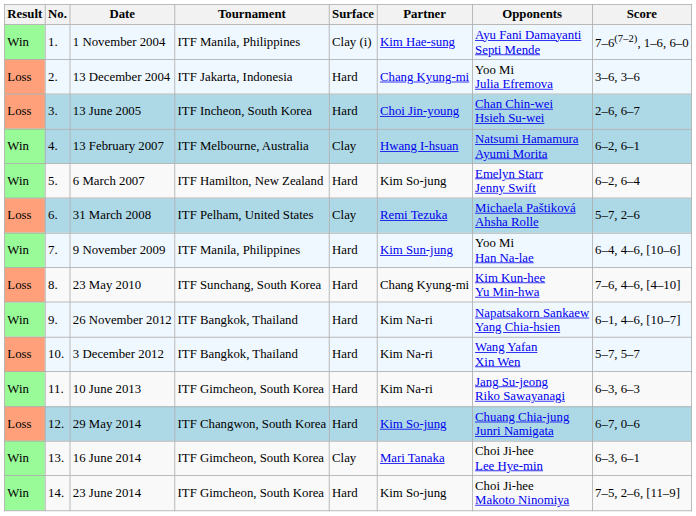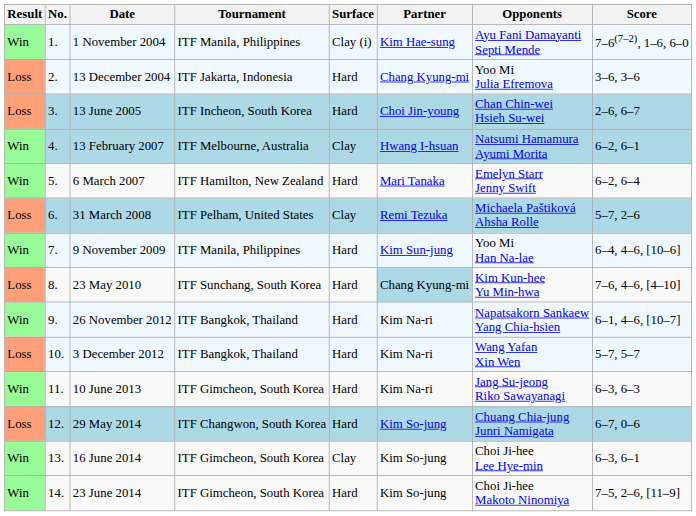(413, 180) Kim So-jung -> (412, 180) Mari Tanaka
(425, 285) no background -> (425, 285) lightblue background
(412, 458) Mari Tanaka -> (413, 458) Kim So-jung
